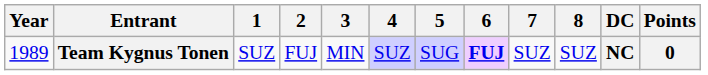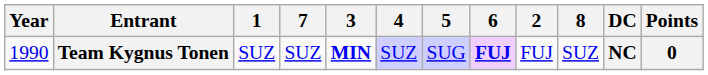columns swapped: (301, 20) <-> (532, 20)
(29, 52) 1989 -> (29, 52) 1990
(345, 52) normal -> (351, 52) bold
